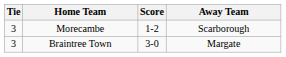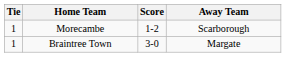(14, 28) 3 -> (14, 28) 1
(14, 44) 3 -> (14, 44) 1
